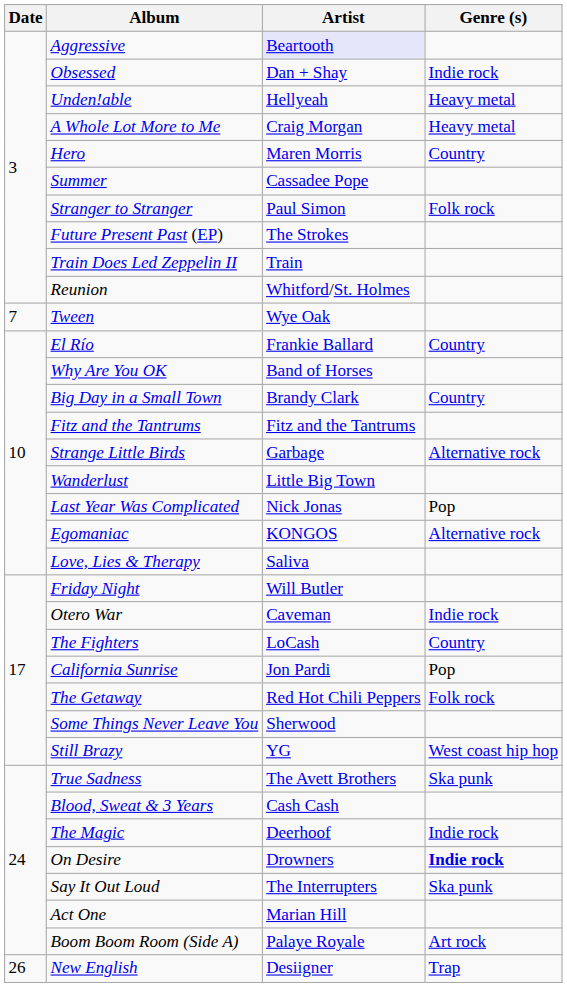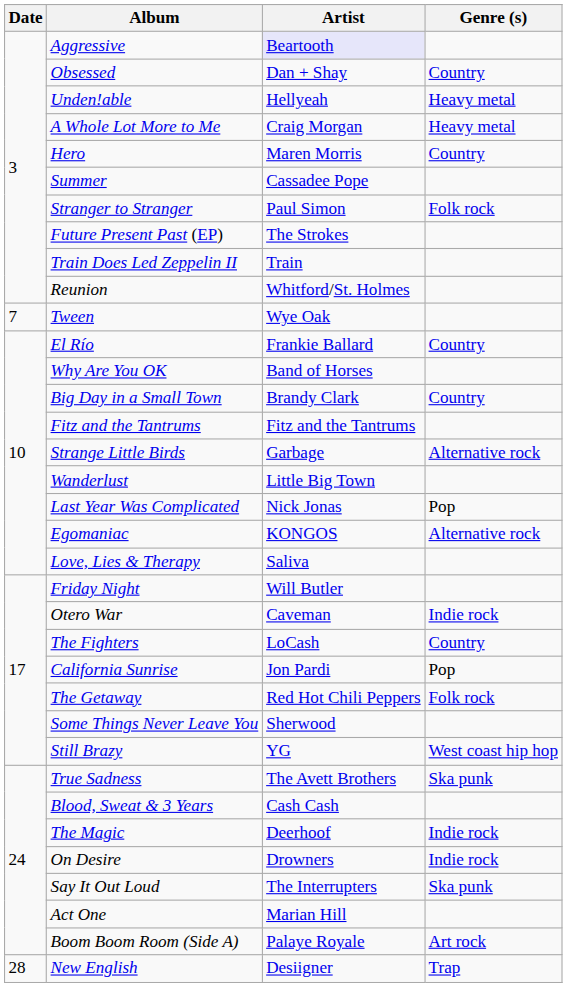(464, 72) Indie rock -> (457, 72) Country
(466, 859) bold -> (464, 859) normal
(17, 968) 26 -> (17, 968) 28
